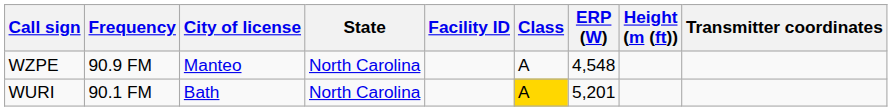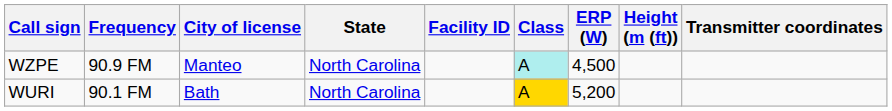(524, 65) no background -> (524, 65) paleturquoise background
(594, 65) 4,548 -> (594, 65) 4,500
(594, 92) 5,201 -> (594, 92) 5,200
